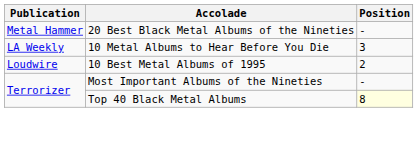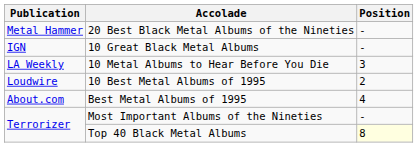+ row: (174, 47)
+ row: (167, 99)
